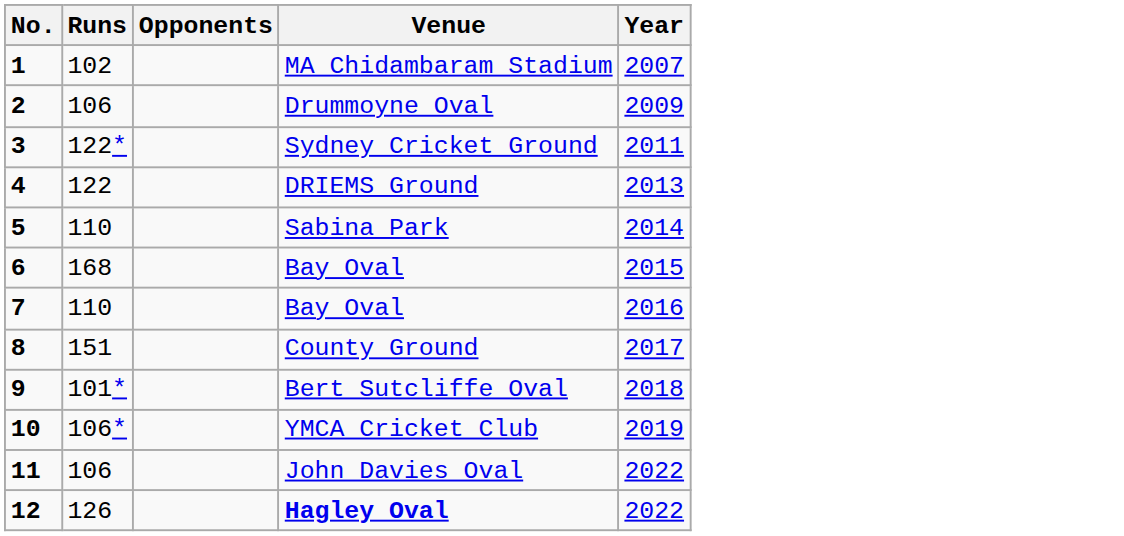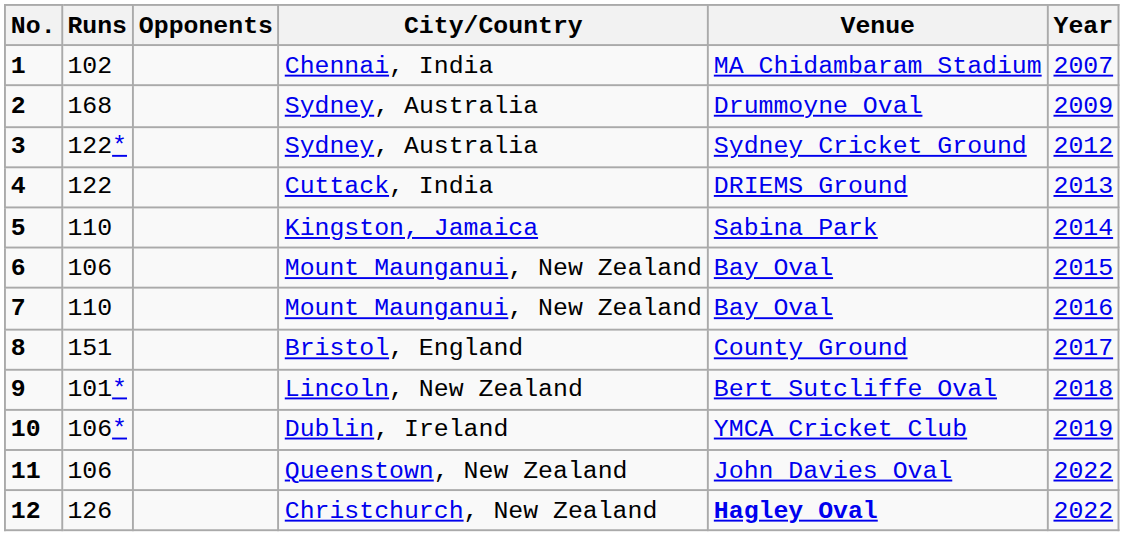+ column: (493, 25)
(90, 106) 106 -> (90, 106) 168
(654, 147) 2011 -> (1083, 147) 2012
(90, 268) 168 -> (90, 268) 106
